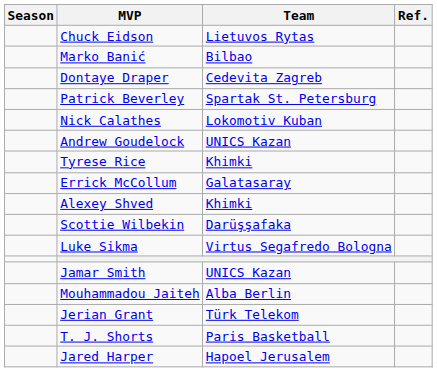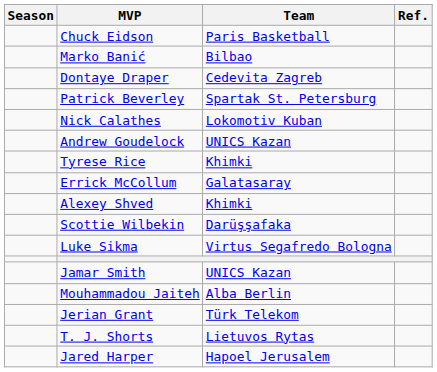(260, 36) Lietuvos Rytas -> (268, 36) Paris Basketball
(268, 336) Paris Basketball -> (260, 336) Lietuvos Rytas
